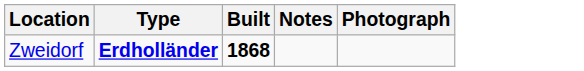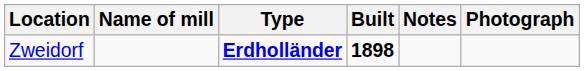+ column: (156, 19)
(249, 50) 1868 -> (373, 50) 1898
